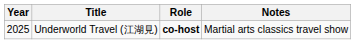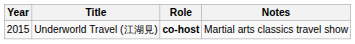(18, 29) 2025 -> (18, 29) 2015
